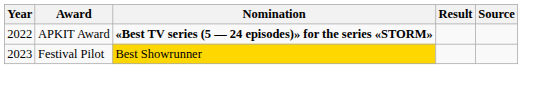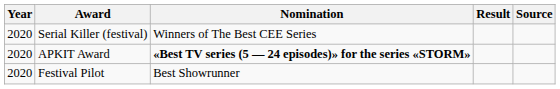+ row: (93, 34)
(20, 34) 2022 -> (20, 53) 2020
(20, 53) 2023 -> (20, 73) 2020
(159, 53) gold background -> (196, 73) no background
